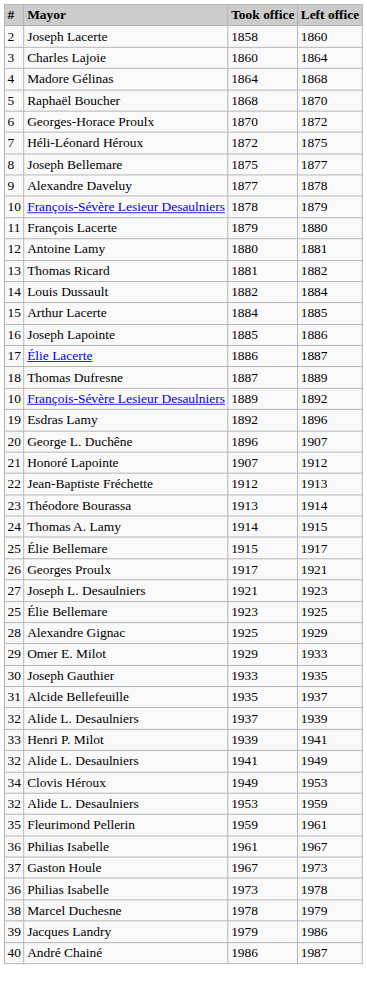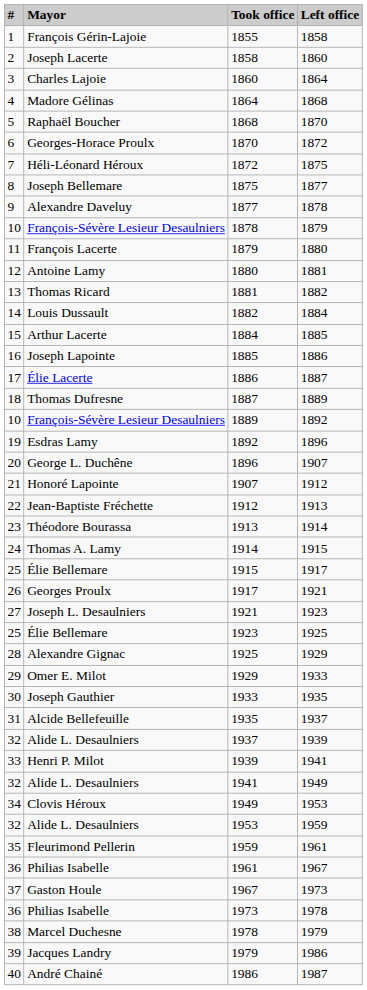+ row: (245, 36)
